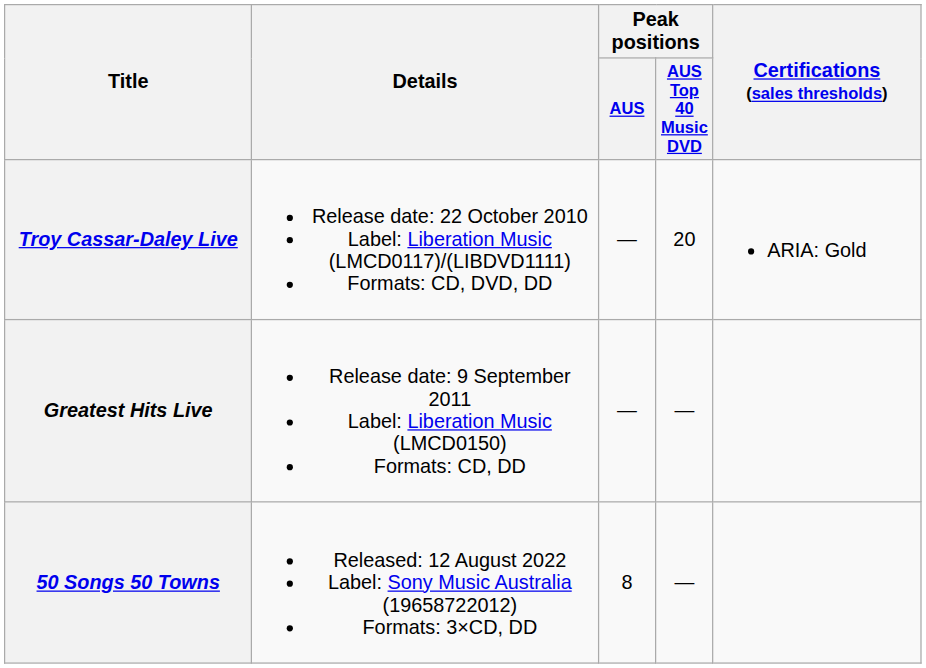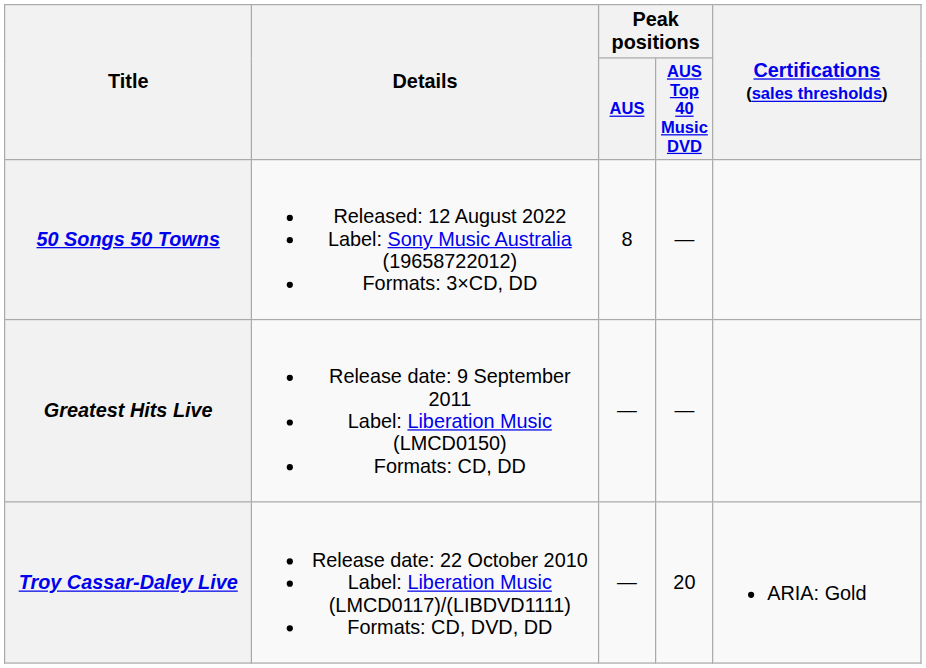rows swapped: (128, 239) <-> (128, 582)
